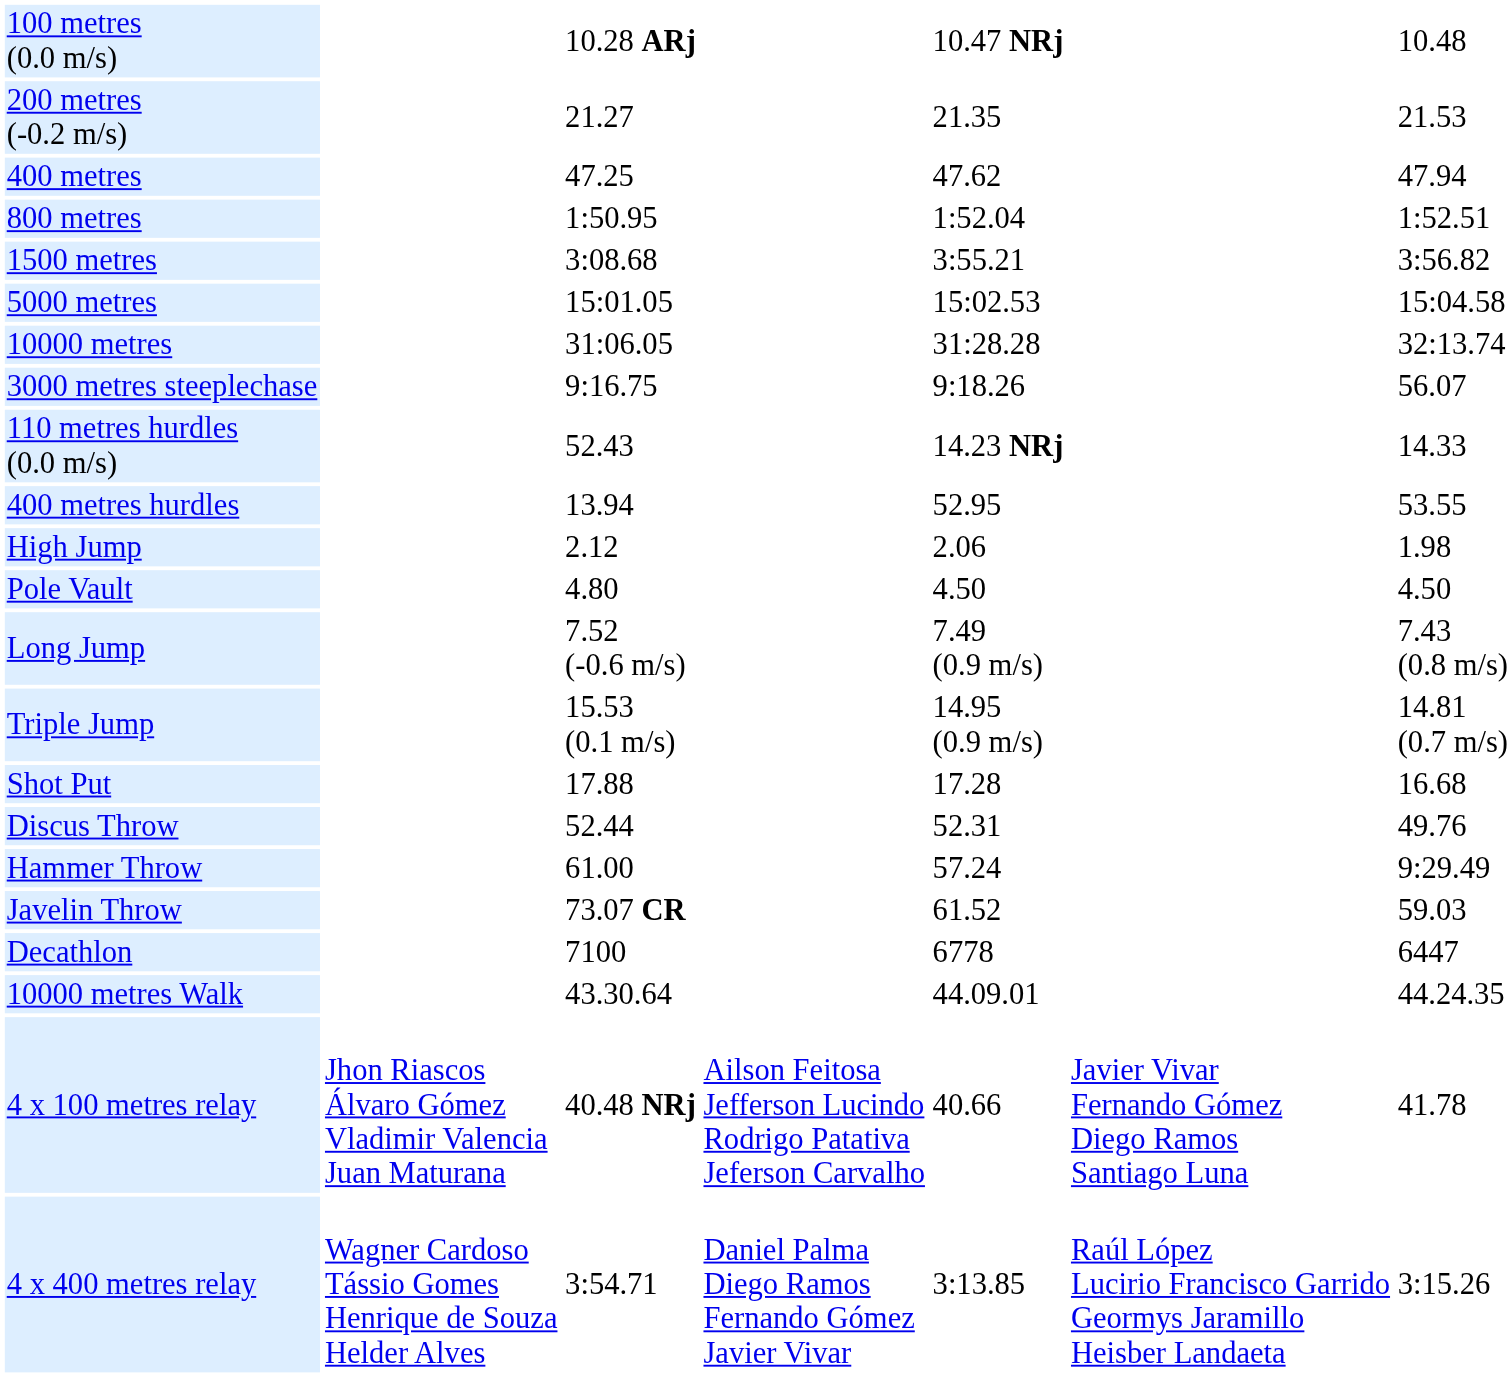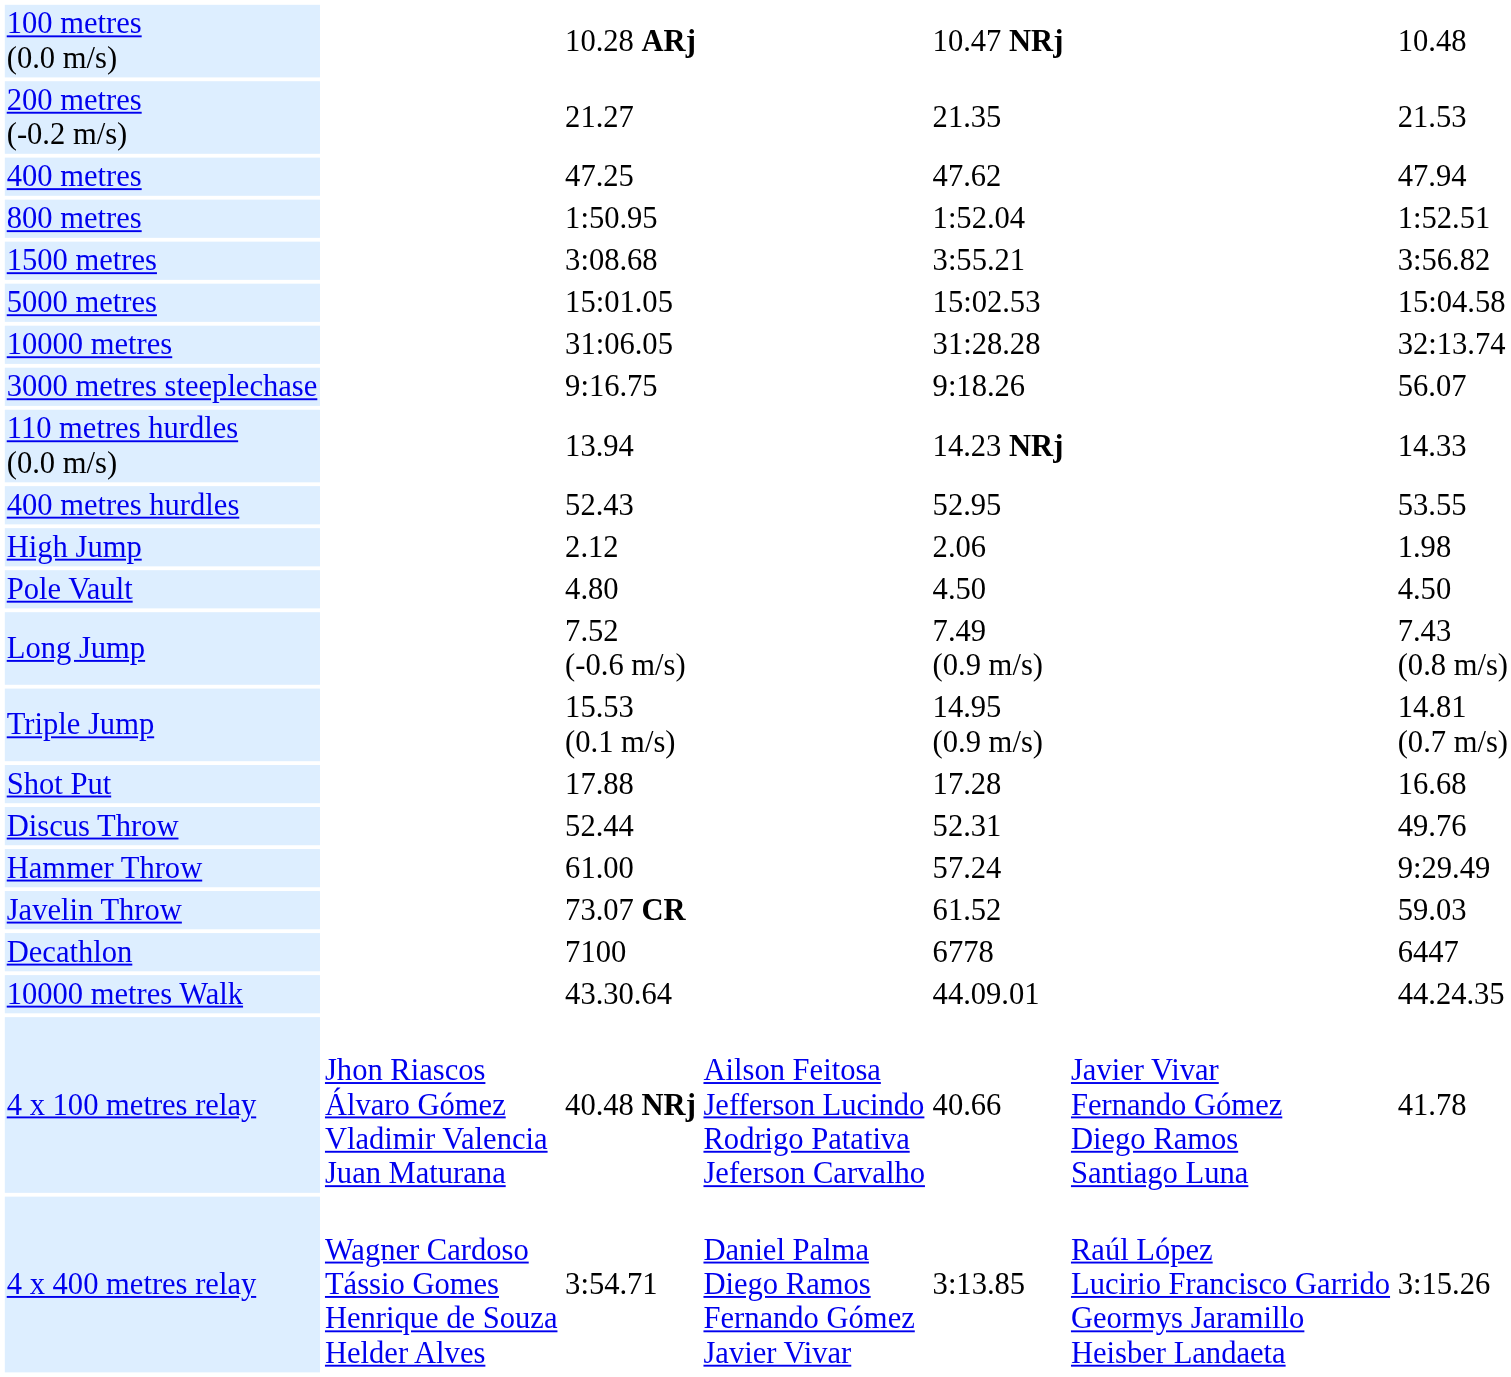(599, 445) 52.43 -> (599, 445) 13.94
(599, 504) 13.94 -> (599, 504) 52.43
